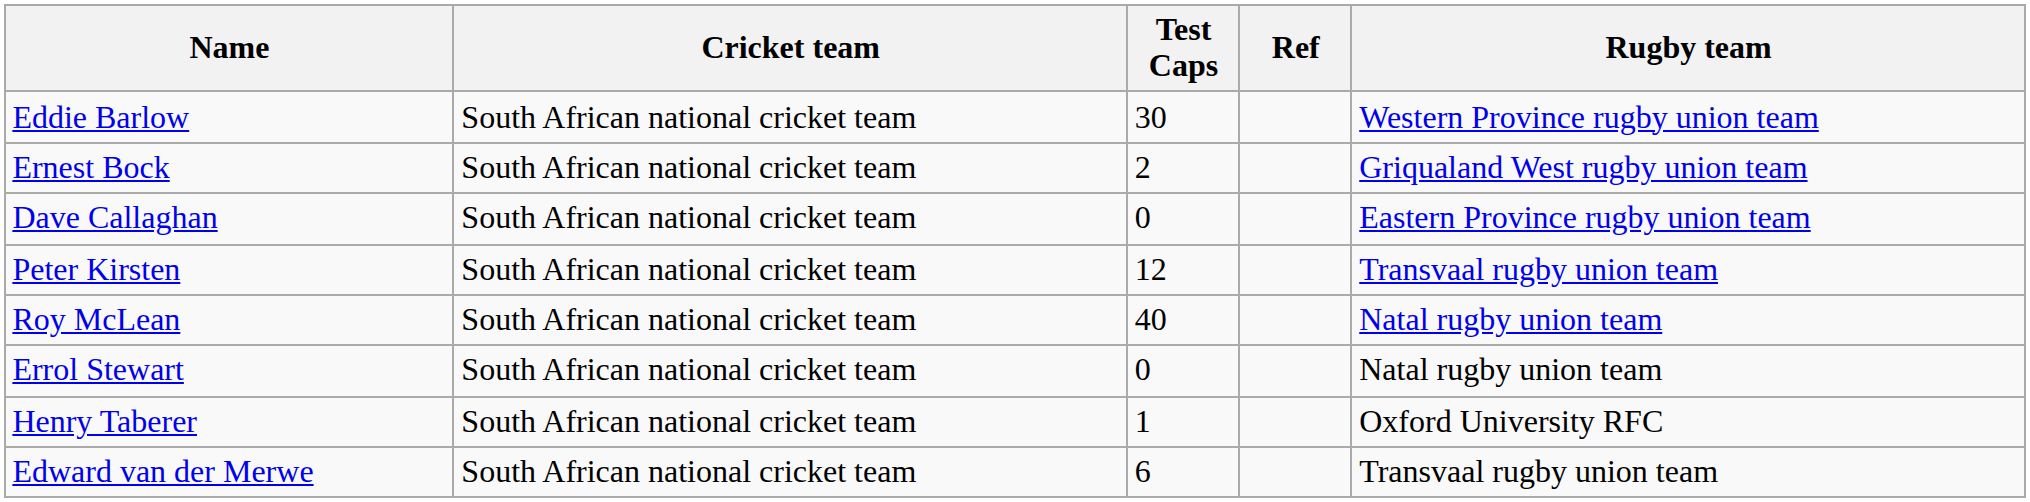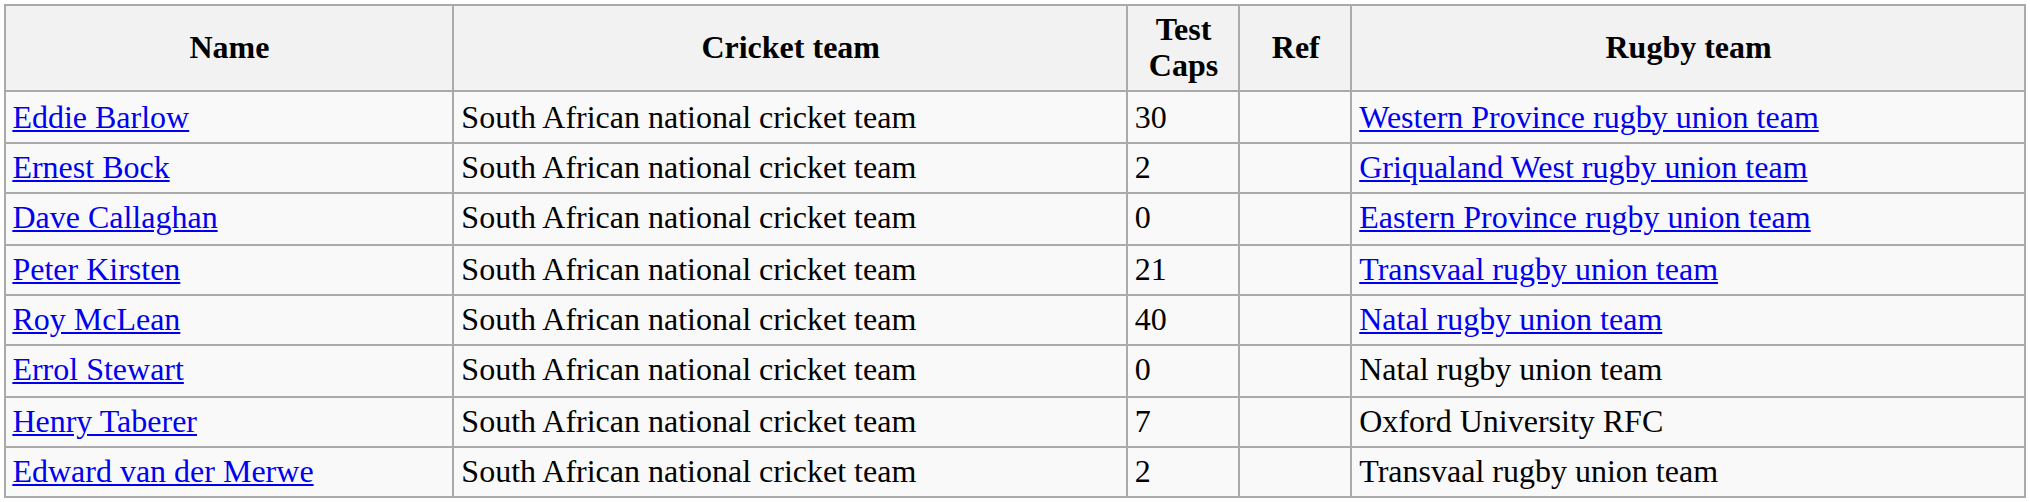(1151, 268) 12 -> (1151, 268) 21
(1143, 421) 1 -> (1143, 421) 7
(1143, 471) 6 -> (1143, 471) 2
